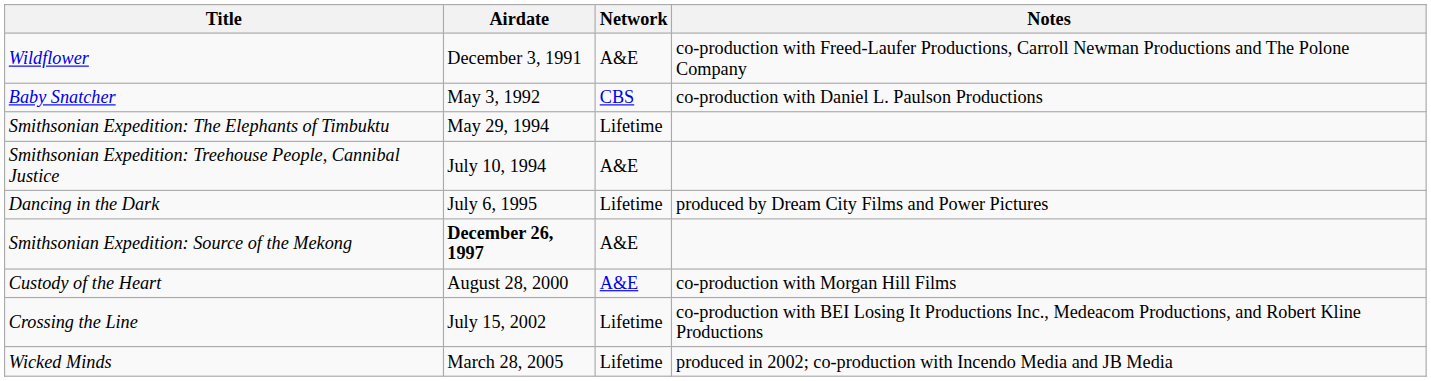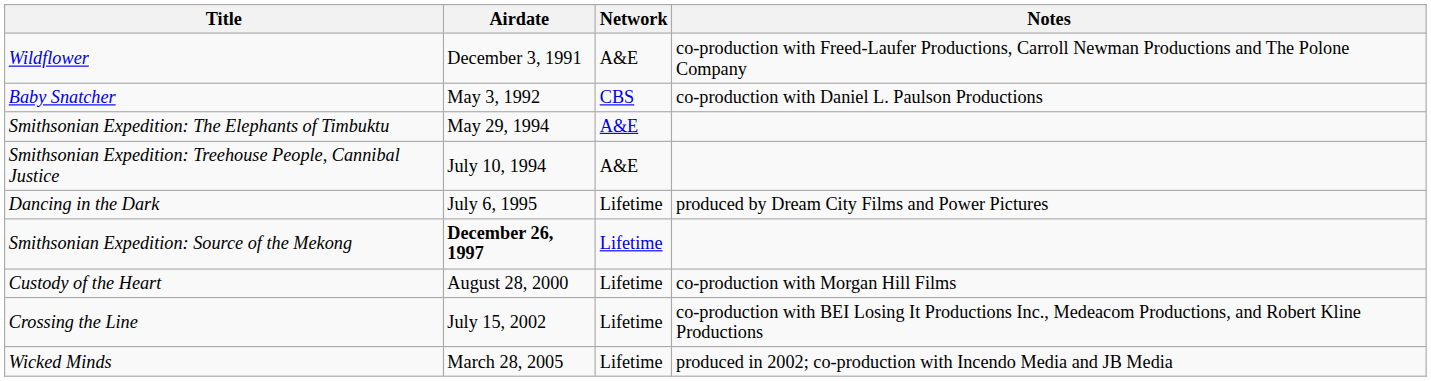(631, 126) Lifetime -> (619, 126) A&E
(619, 243) A&E -> (631, 243) Lifetime
(619, 283) A&E -> (631, 283) Lifetime
